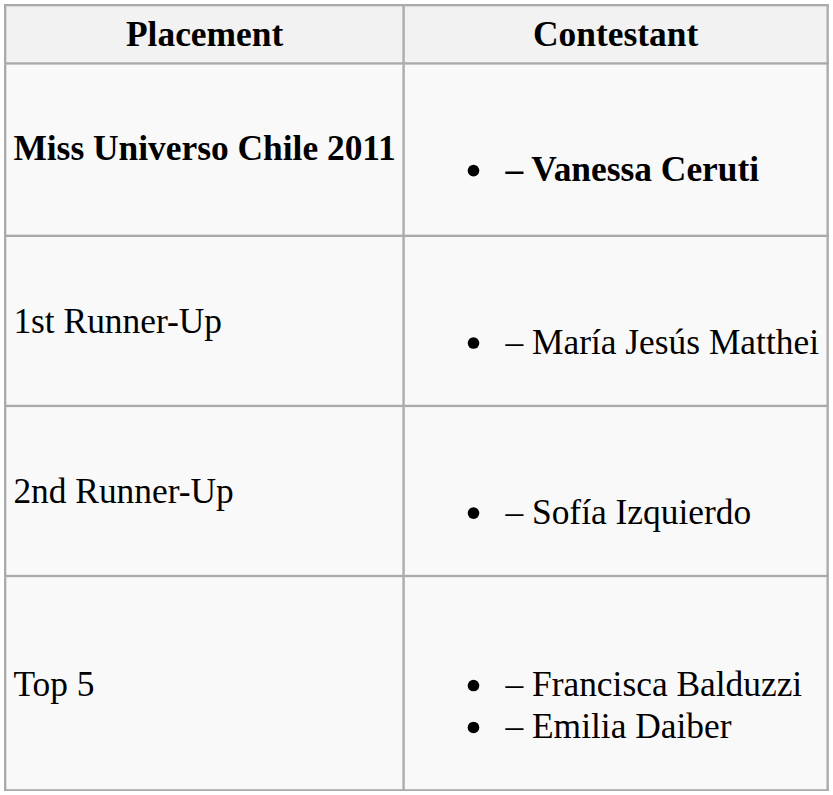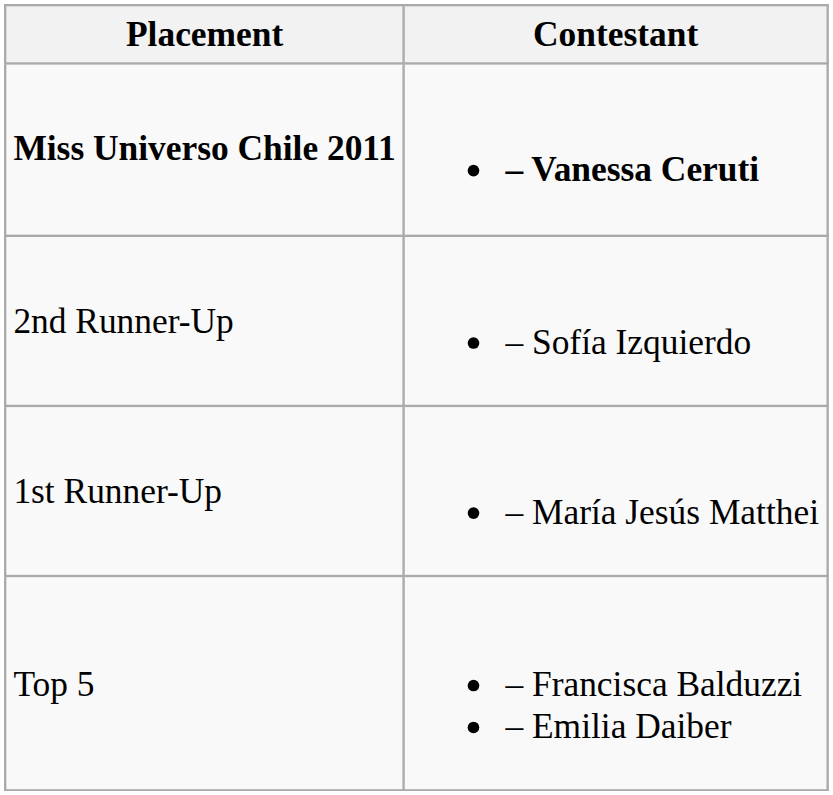rows swapped: (118, 319) <-> (124, 490)
